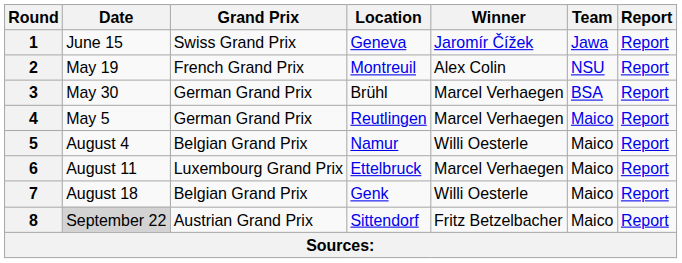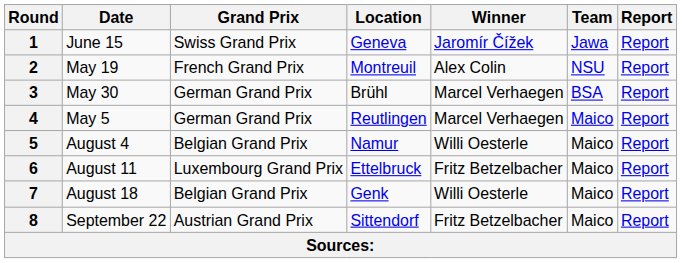(499, 169) Marcel Verhaegen -> (498, 169) Fritz Betzelbacher
(116, 219) lightgrey background -> (116, 219) no background
